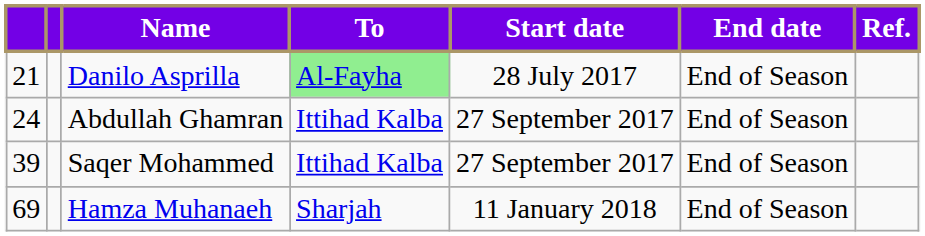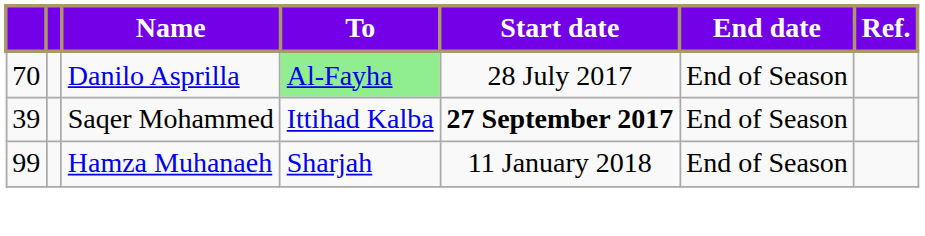(26, 74) 21 -> (26, 74) 70
- row: (175, 119)
(565, 163) normal -> (560, 119) bold
(26, 207) 69 -> (26, 163) 99
